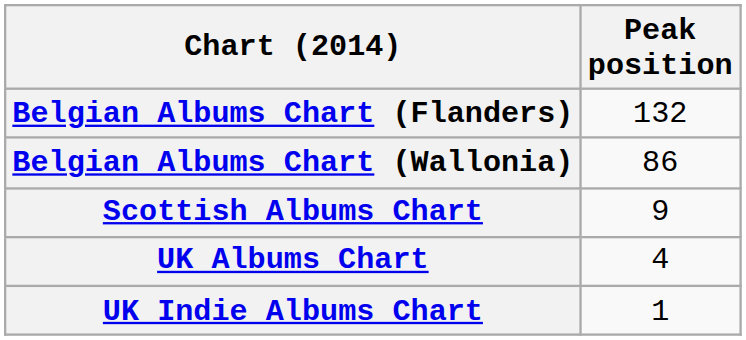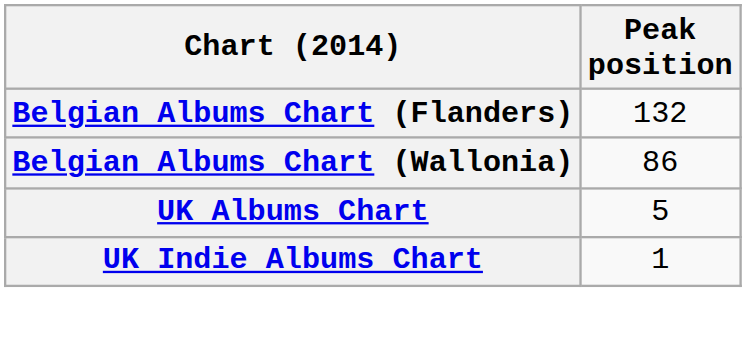- row: (293, 212)
(660, 261) 4 -> (660, 212) 5
